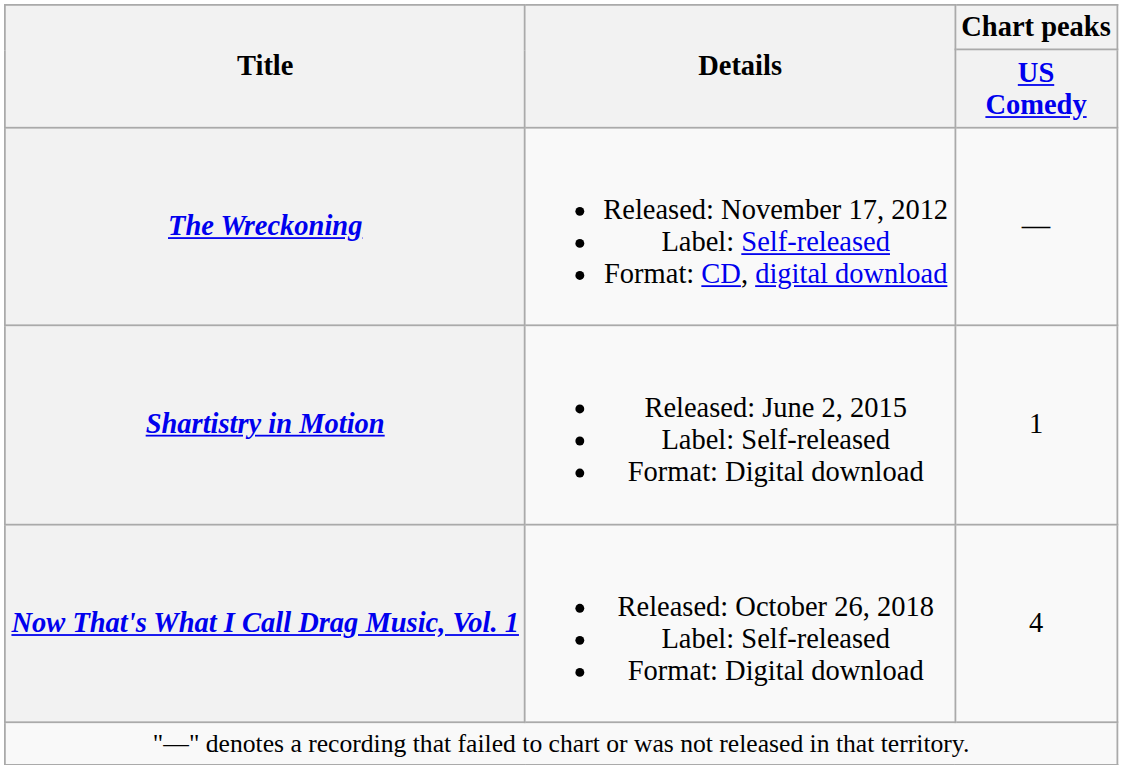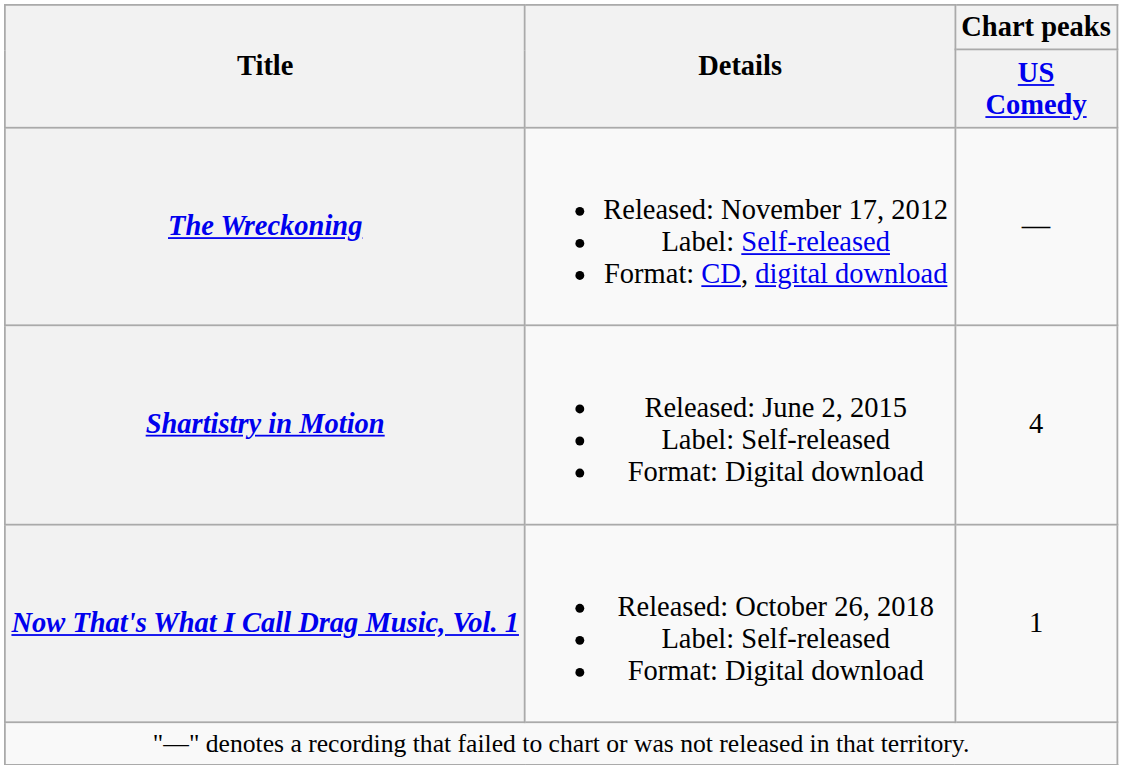(1036, 424) 1 -> (1036, 424) 4
(1036, 622) 4 -> (1036, 622) 1
